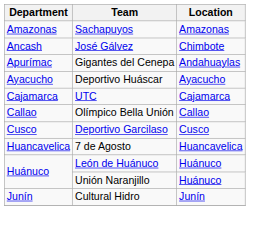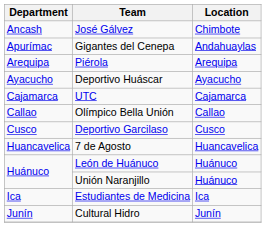- row: (104, 29)
+ row: (91, 63)
+ row: (133, 197)
